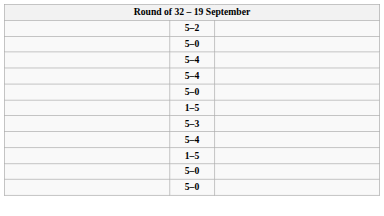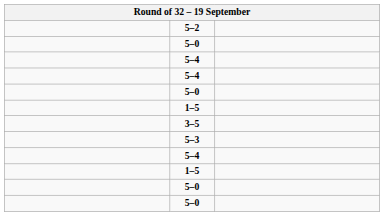+ row: (87, 124)
